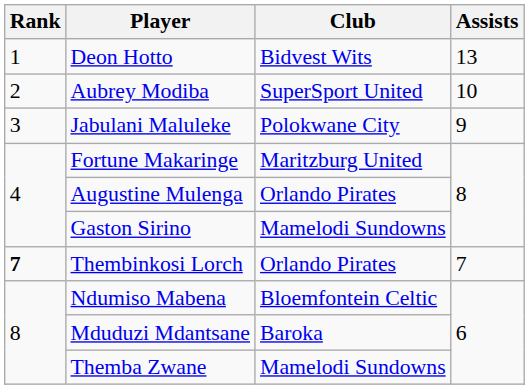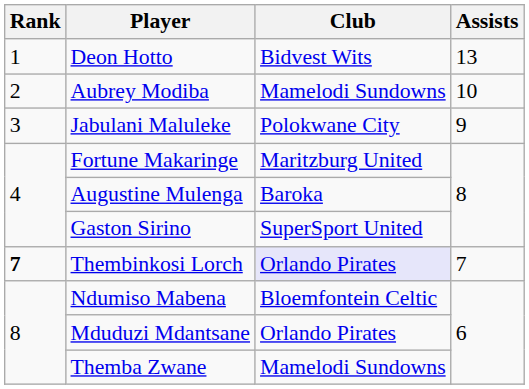(341, 90) SuperSport United -> (353, 90) Mamelodi Sundowns
(328, 194) Orlando Pirates -> (291, 194) Baroka
(353, 228) Mamelodi Sundowns -> (341, 228) SuperSport United
(328, 263) no background -> (328, 263) lavender background
(291, 332) Baroka -> (328, 332) Orlando Pirates
